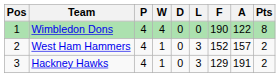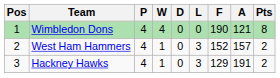(242, 30) 122 -> (242, 30) 121
